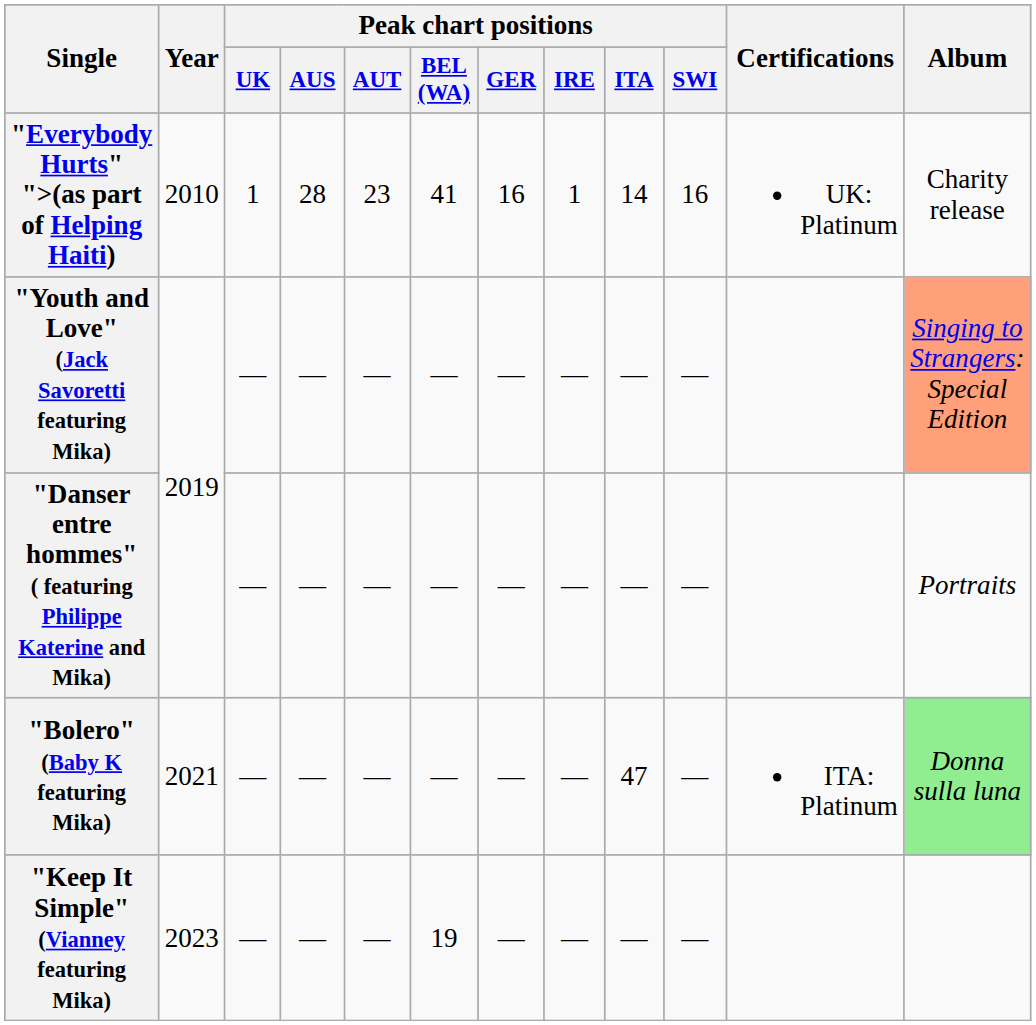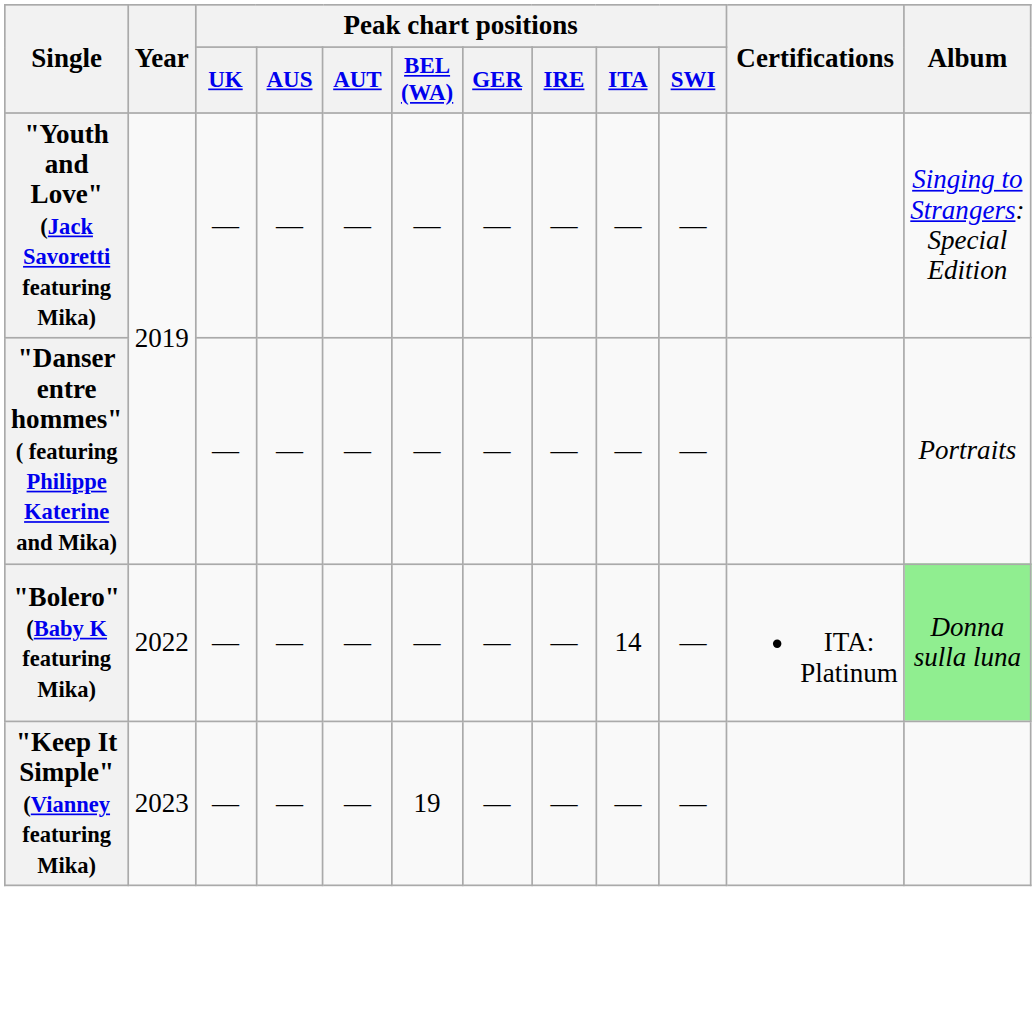- row: (82, 194)
(967, 374) lightsalmon background -> (967, 225) no background
(192, 776) 2021 -> (162, 642) 2022
(634, 776) 47 -> (628, 642) 14
